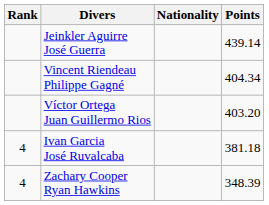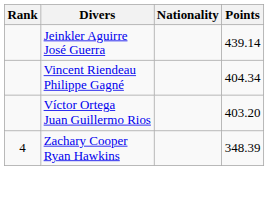- row: (84, 148)
